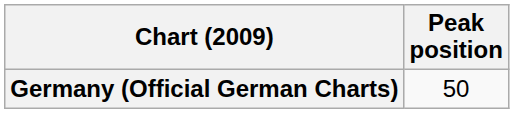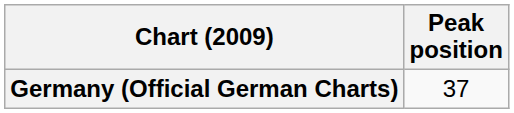(456, 88) 50 -> (456, 88) 37
